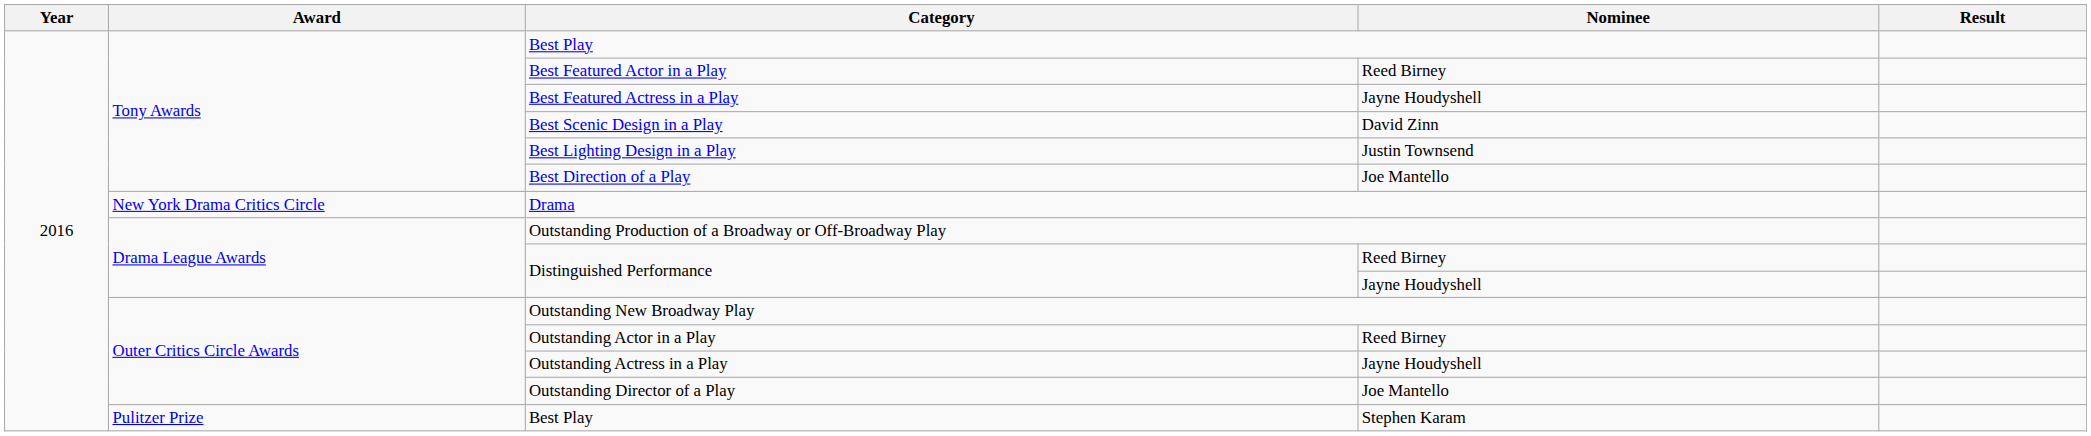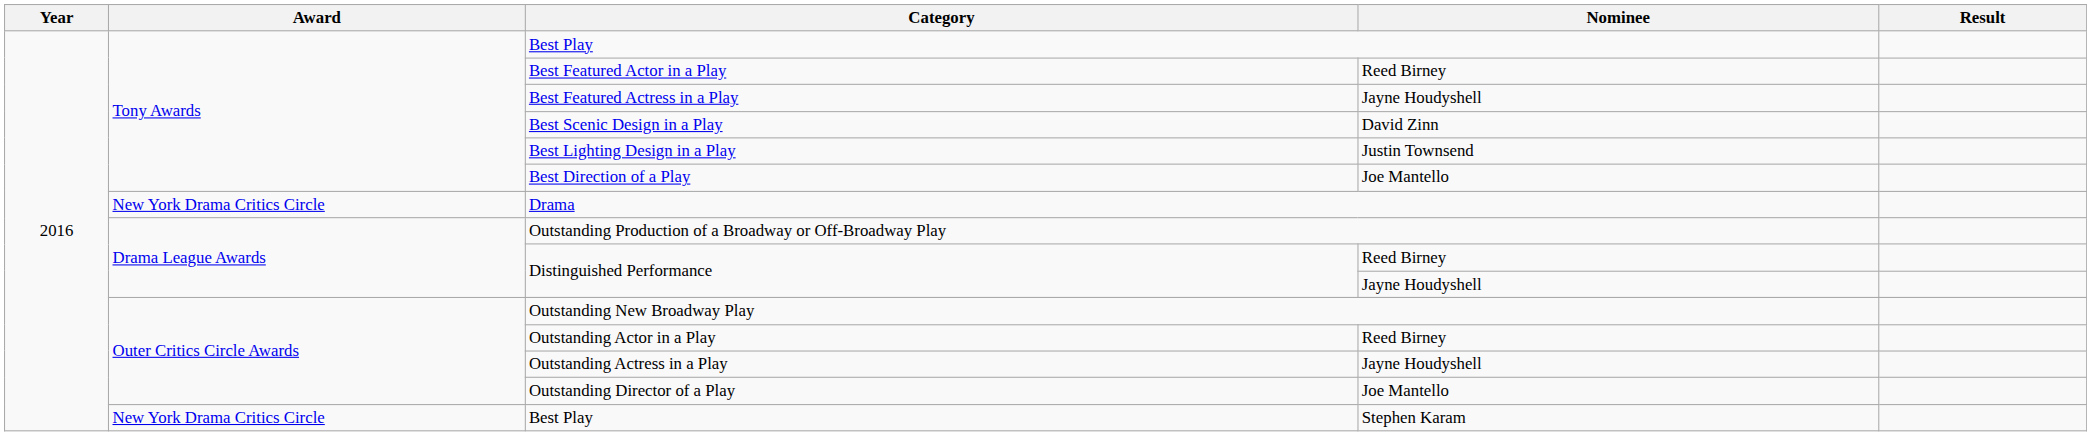(158, 417) Pulitzer Prize -> (219, 417) New York Drama Critics Circle
